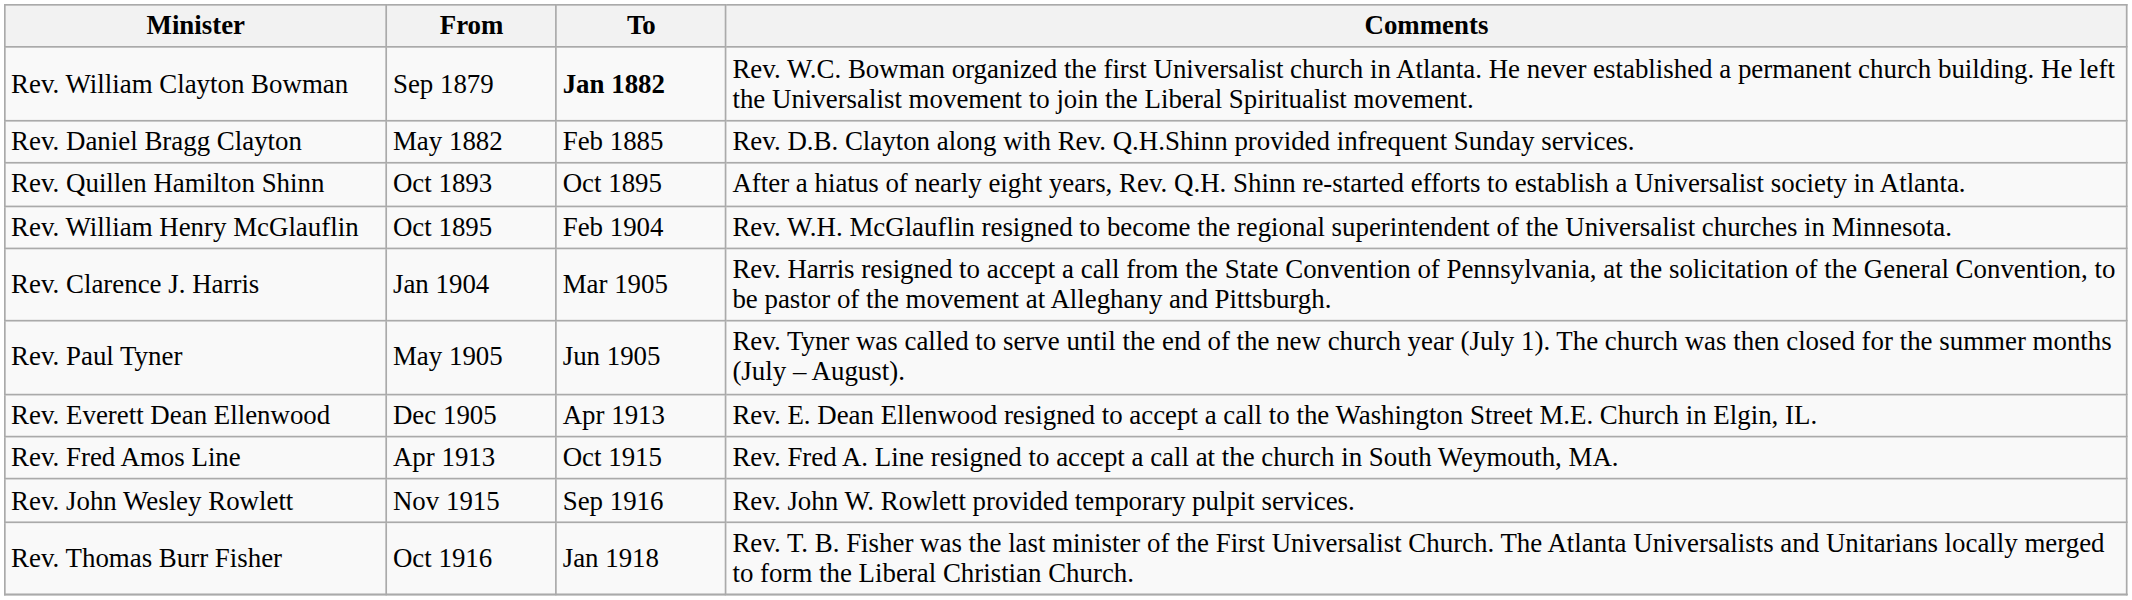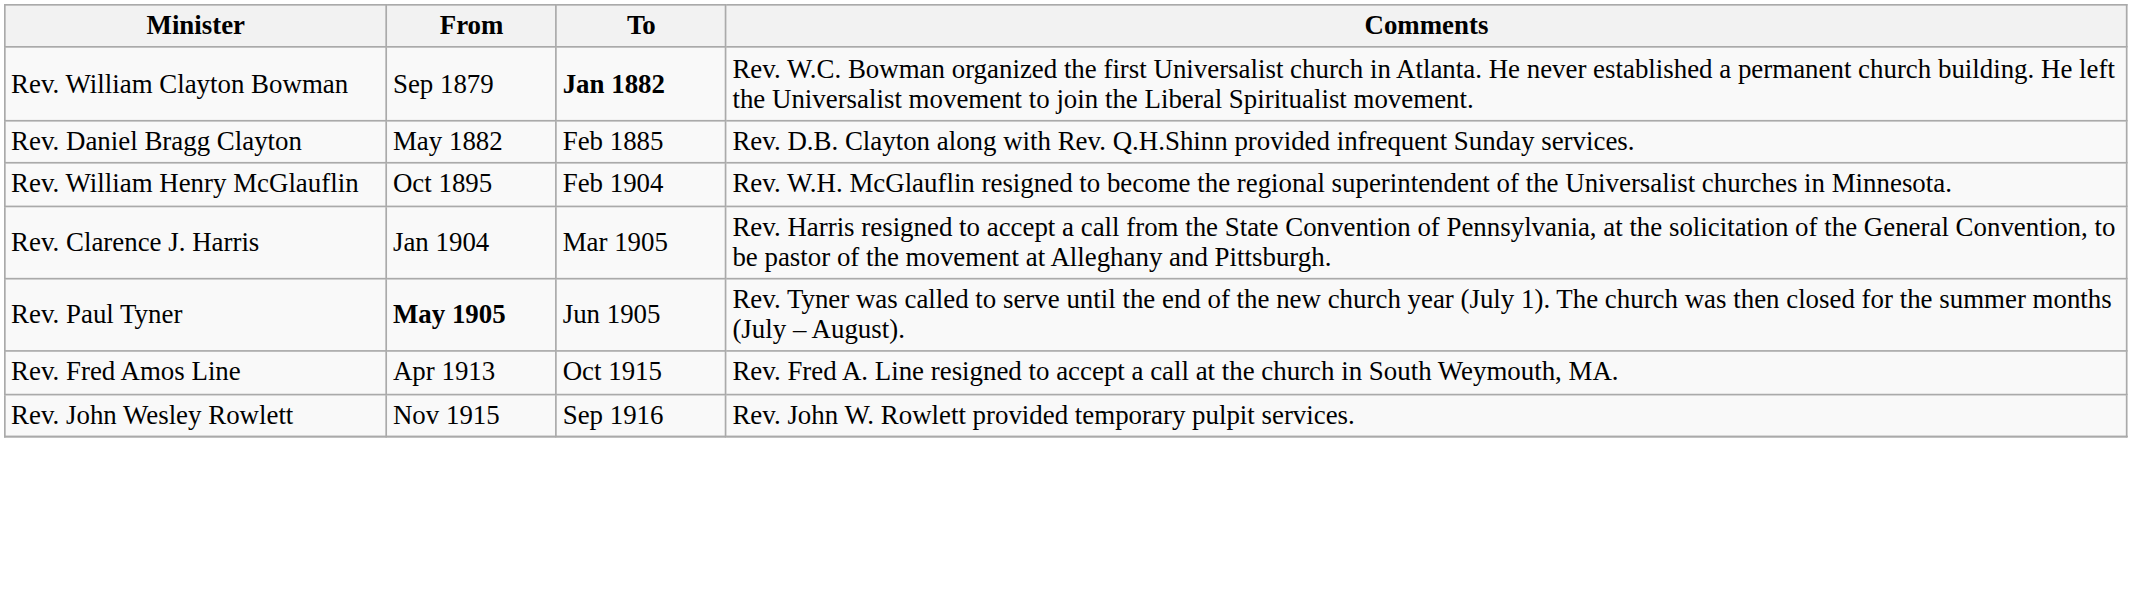- row: (168, 183)
(448, 357) normal -> (449, 314) bold
- row: (171, 414)
- row: (147, 557)
